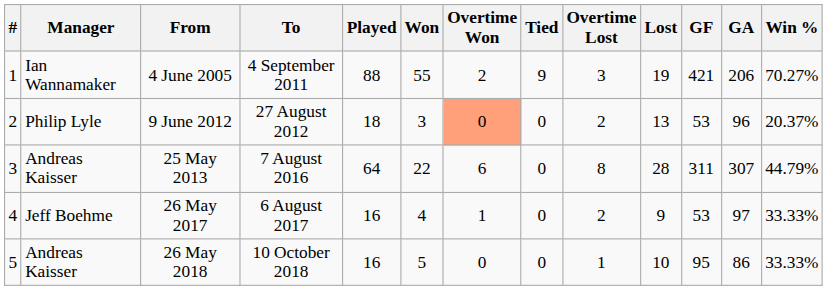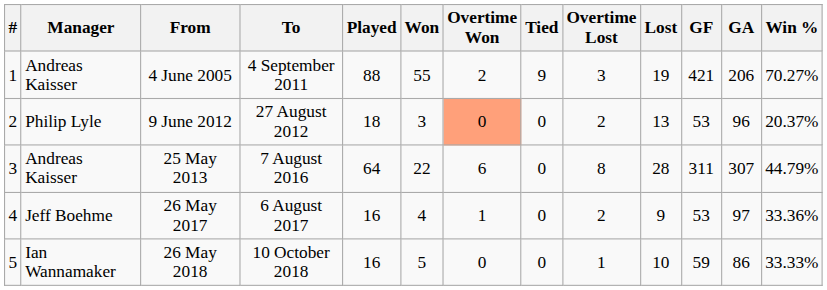(70, 74) Ian Wannamaker -> (54, 74) Andreas Kaisser
(792, 215) 33.33% -> (792, 215) 33.36%
(54, 262) Andreas Kaisser -> (70, 262) Ian Wannamaker
(701, 262) 95 -> (701, 262) 59
